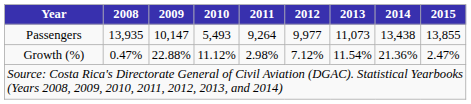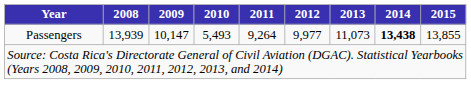(126, 34) 13,935 -> (126, 34) 13,939
(398, 34) normal -> (398, 34) bold
- row: (54, 54)
